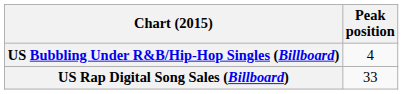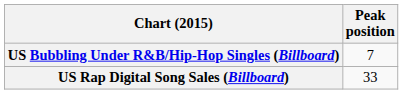(370, 54) 4 -> (370, 54) 7
